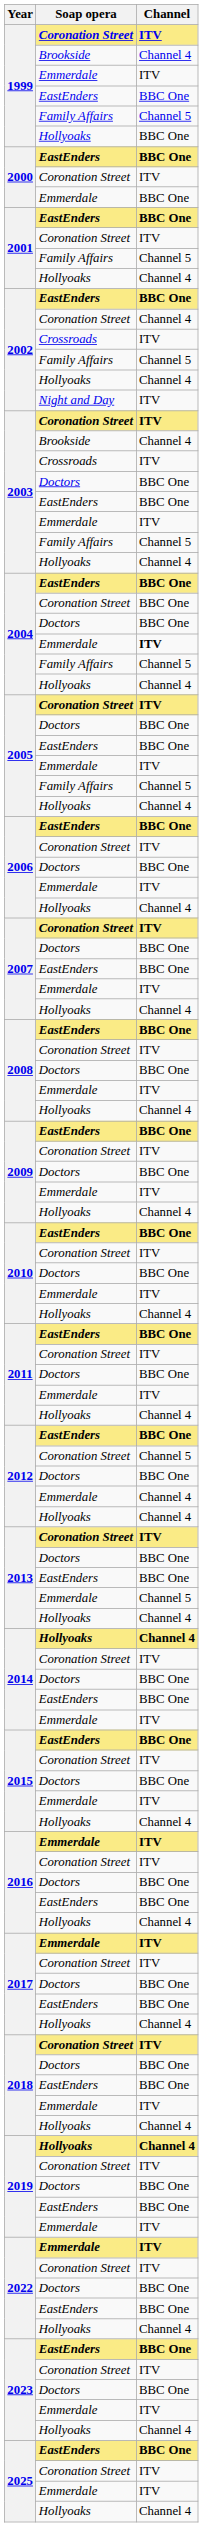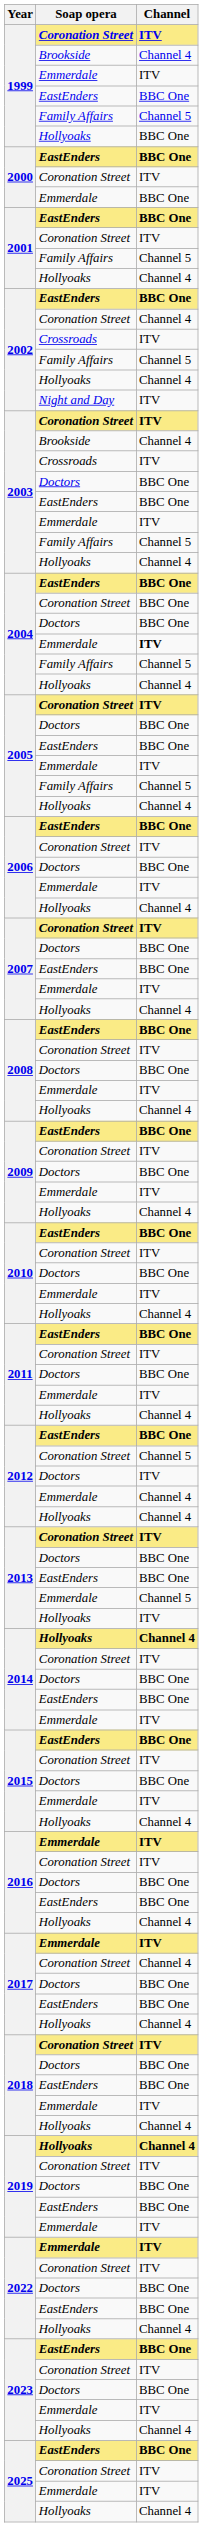(164, 1476) BBC One -> (150, 1476) ITV
(165, 1618) Channel 4 -> (150, 1618) ITV
(150, 1963) ITV -> (165, 1963) Channel 4
